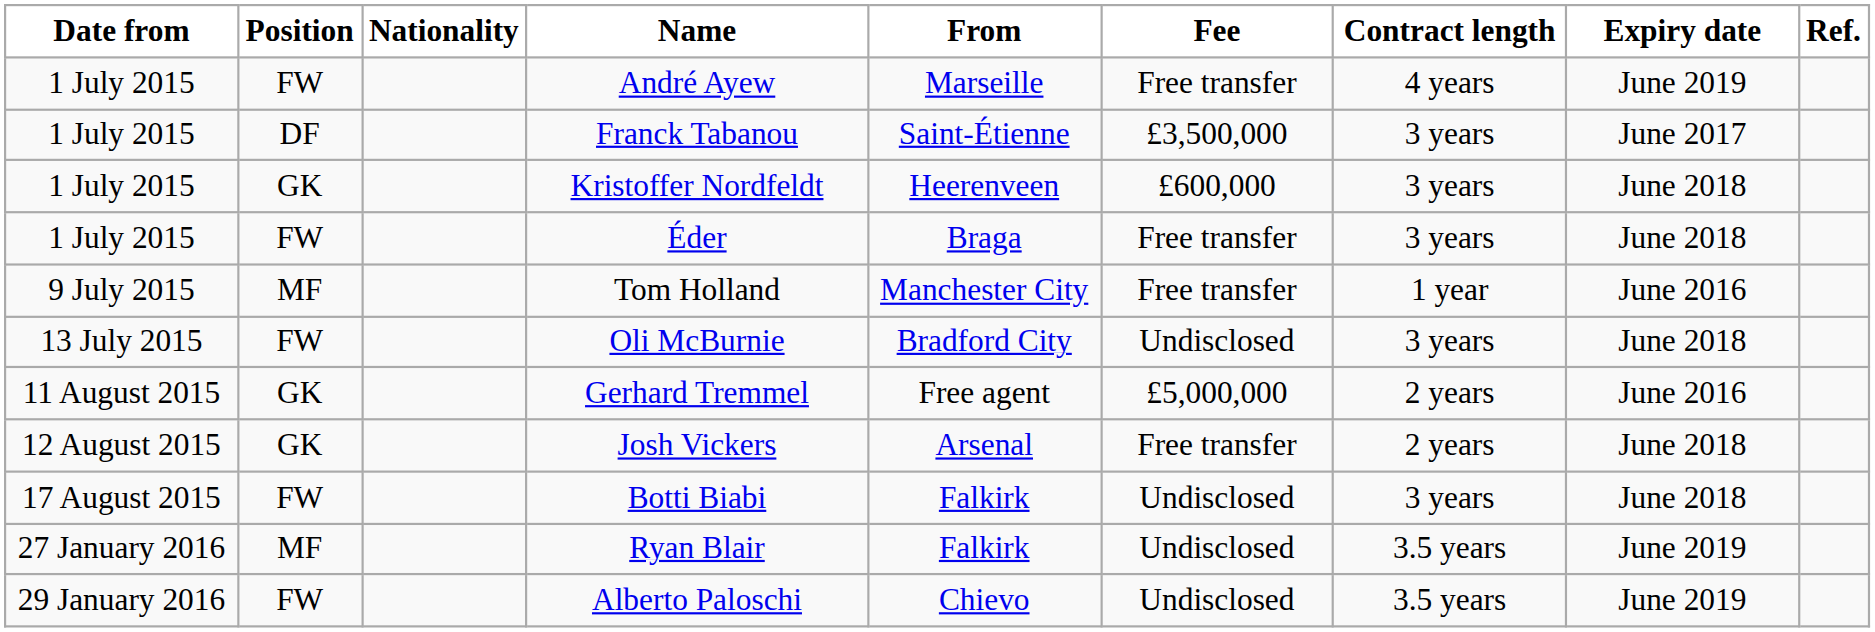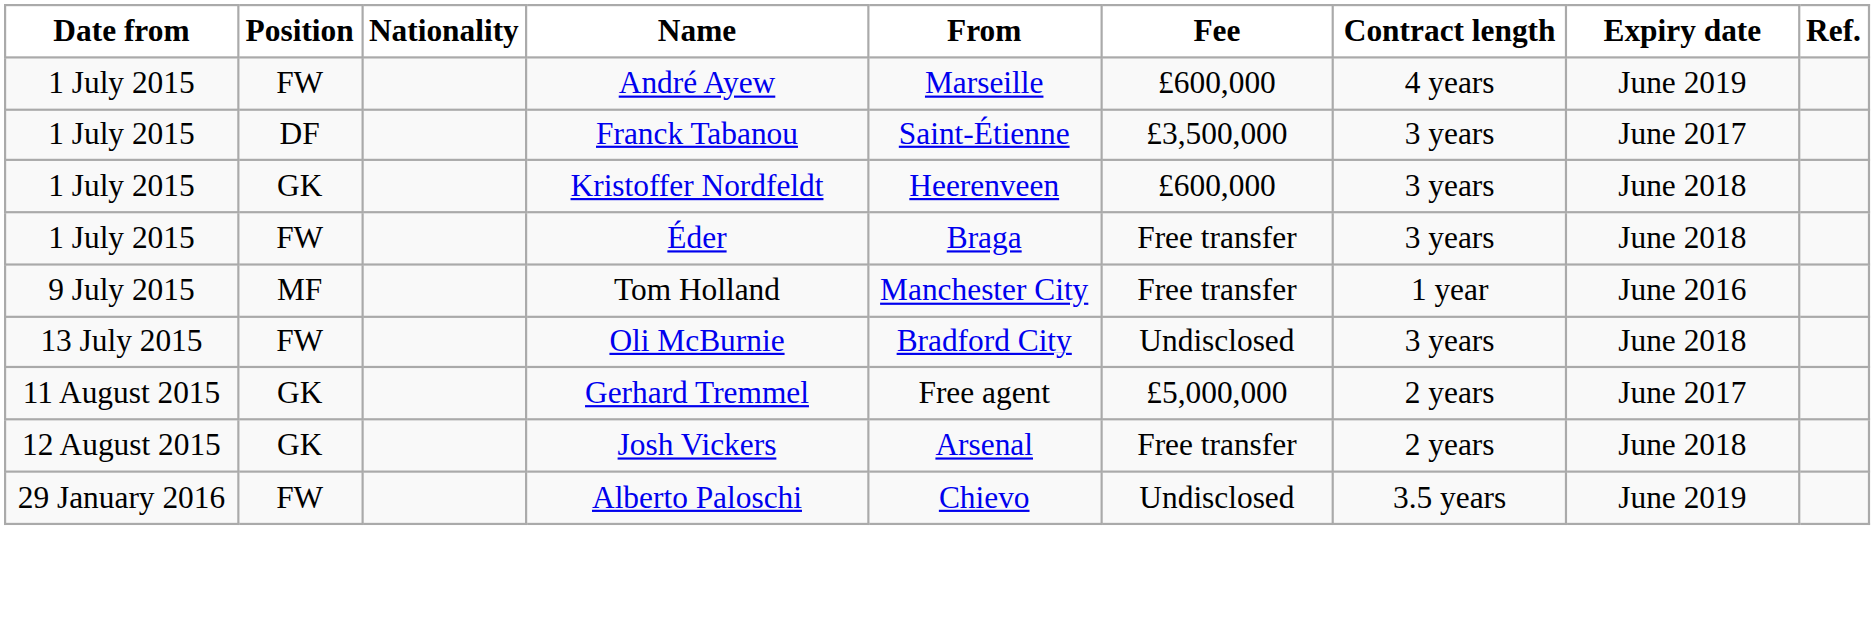(1217, 82) Free transfer -> (1217, 82) £600,000
(1682, 393) June 2016 -> (1682, 393) June 2017
- row: (697, 496)
- row: (697, 548)
